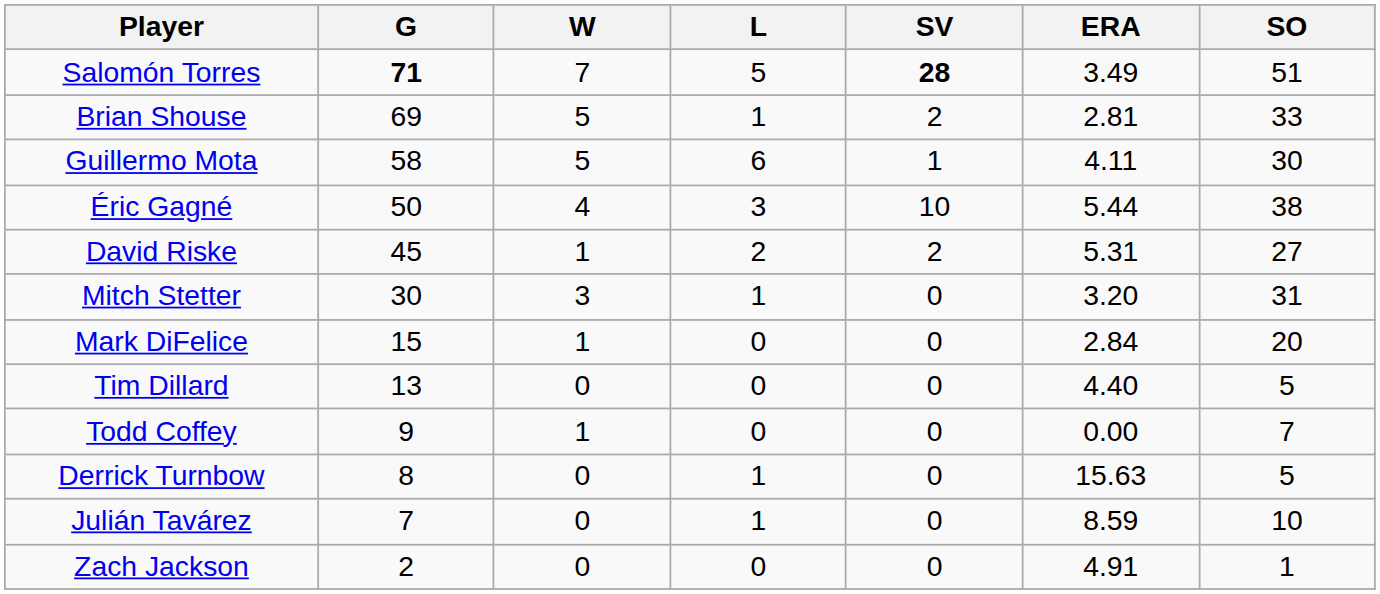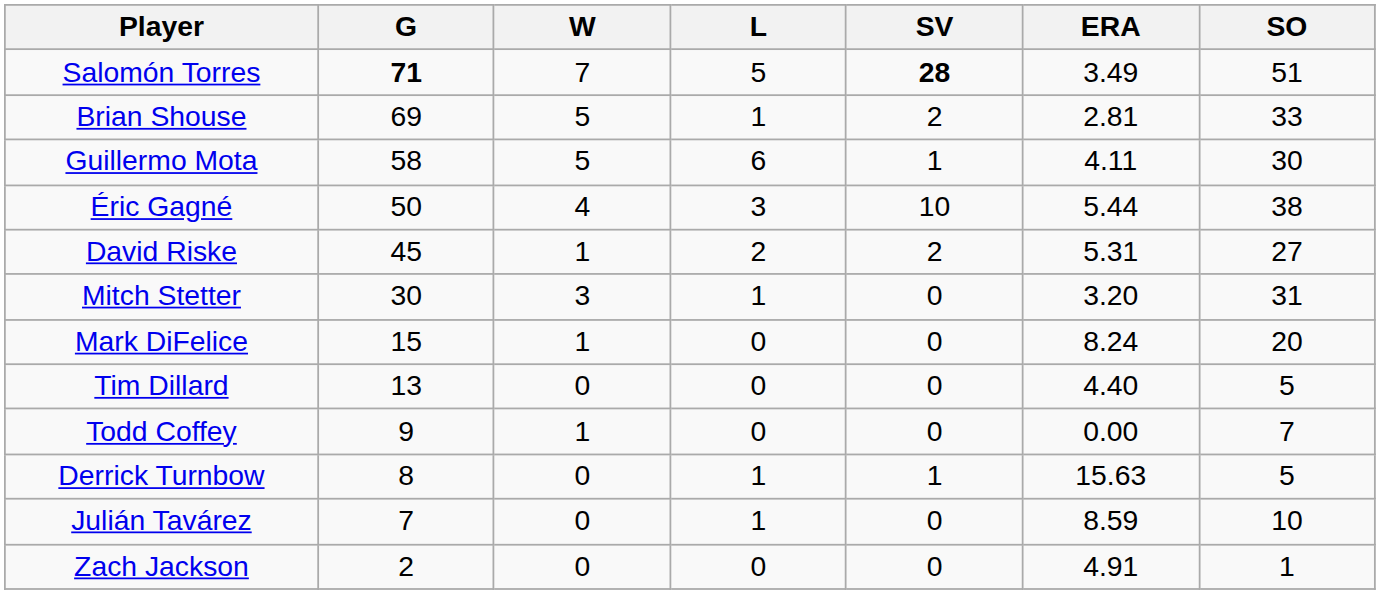(1111, 341) 2.84 -> (1111, 341) 8.24
(935, 476) 0 -> (935, 476) 1
